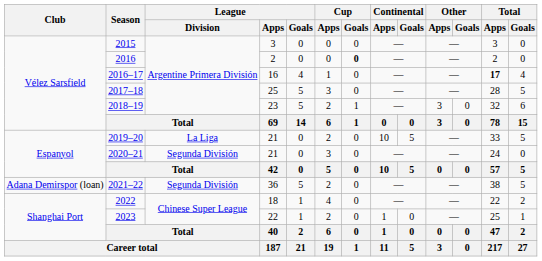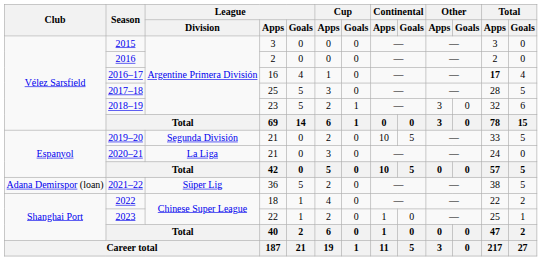(356, 59) bold -> (356, 59) normal
(202, 138) La Liga -> (202, 138) Segunda División
(202, 153) Segunda División -> (202, 153) La Liga
(202, 185) Segunda División -> (202, 185) Süper Lig
